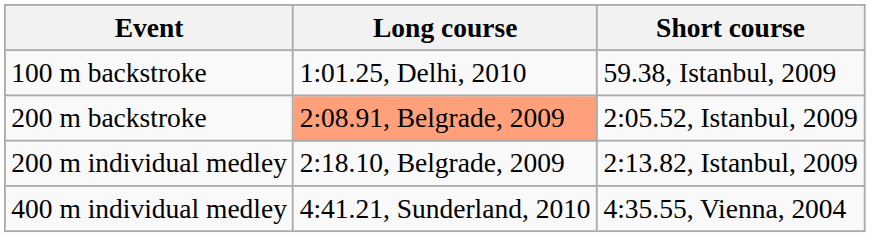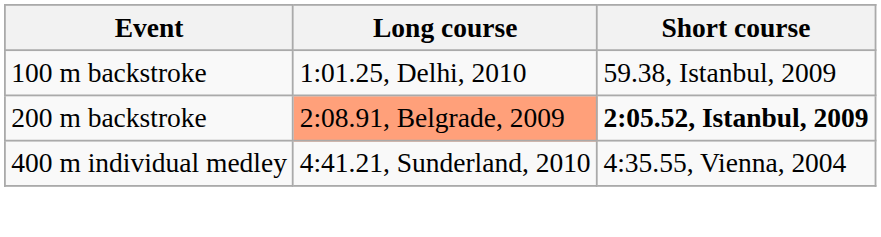(731, 118) normal -> (736, 118) bold
- row: (149, 163)
